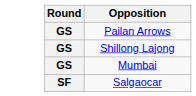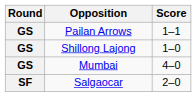+ column: (171, 14)
